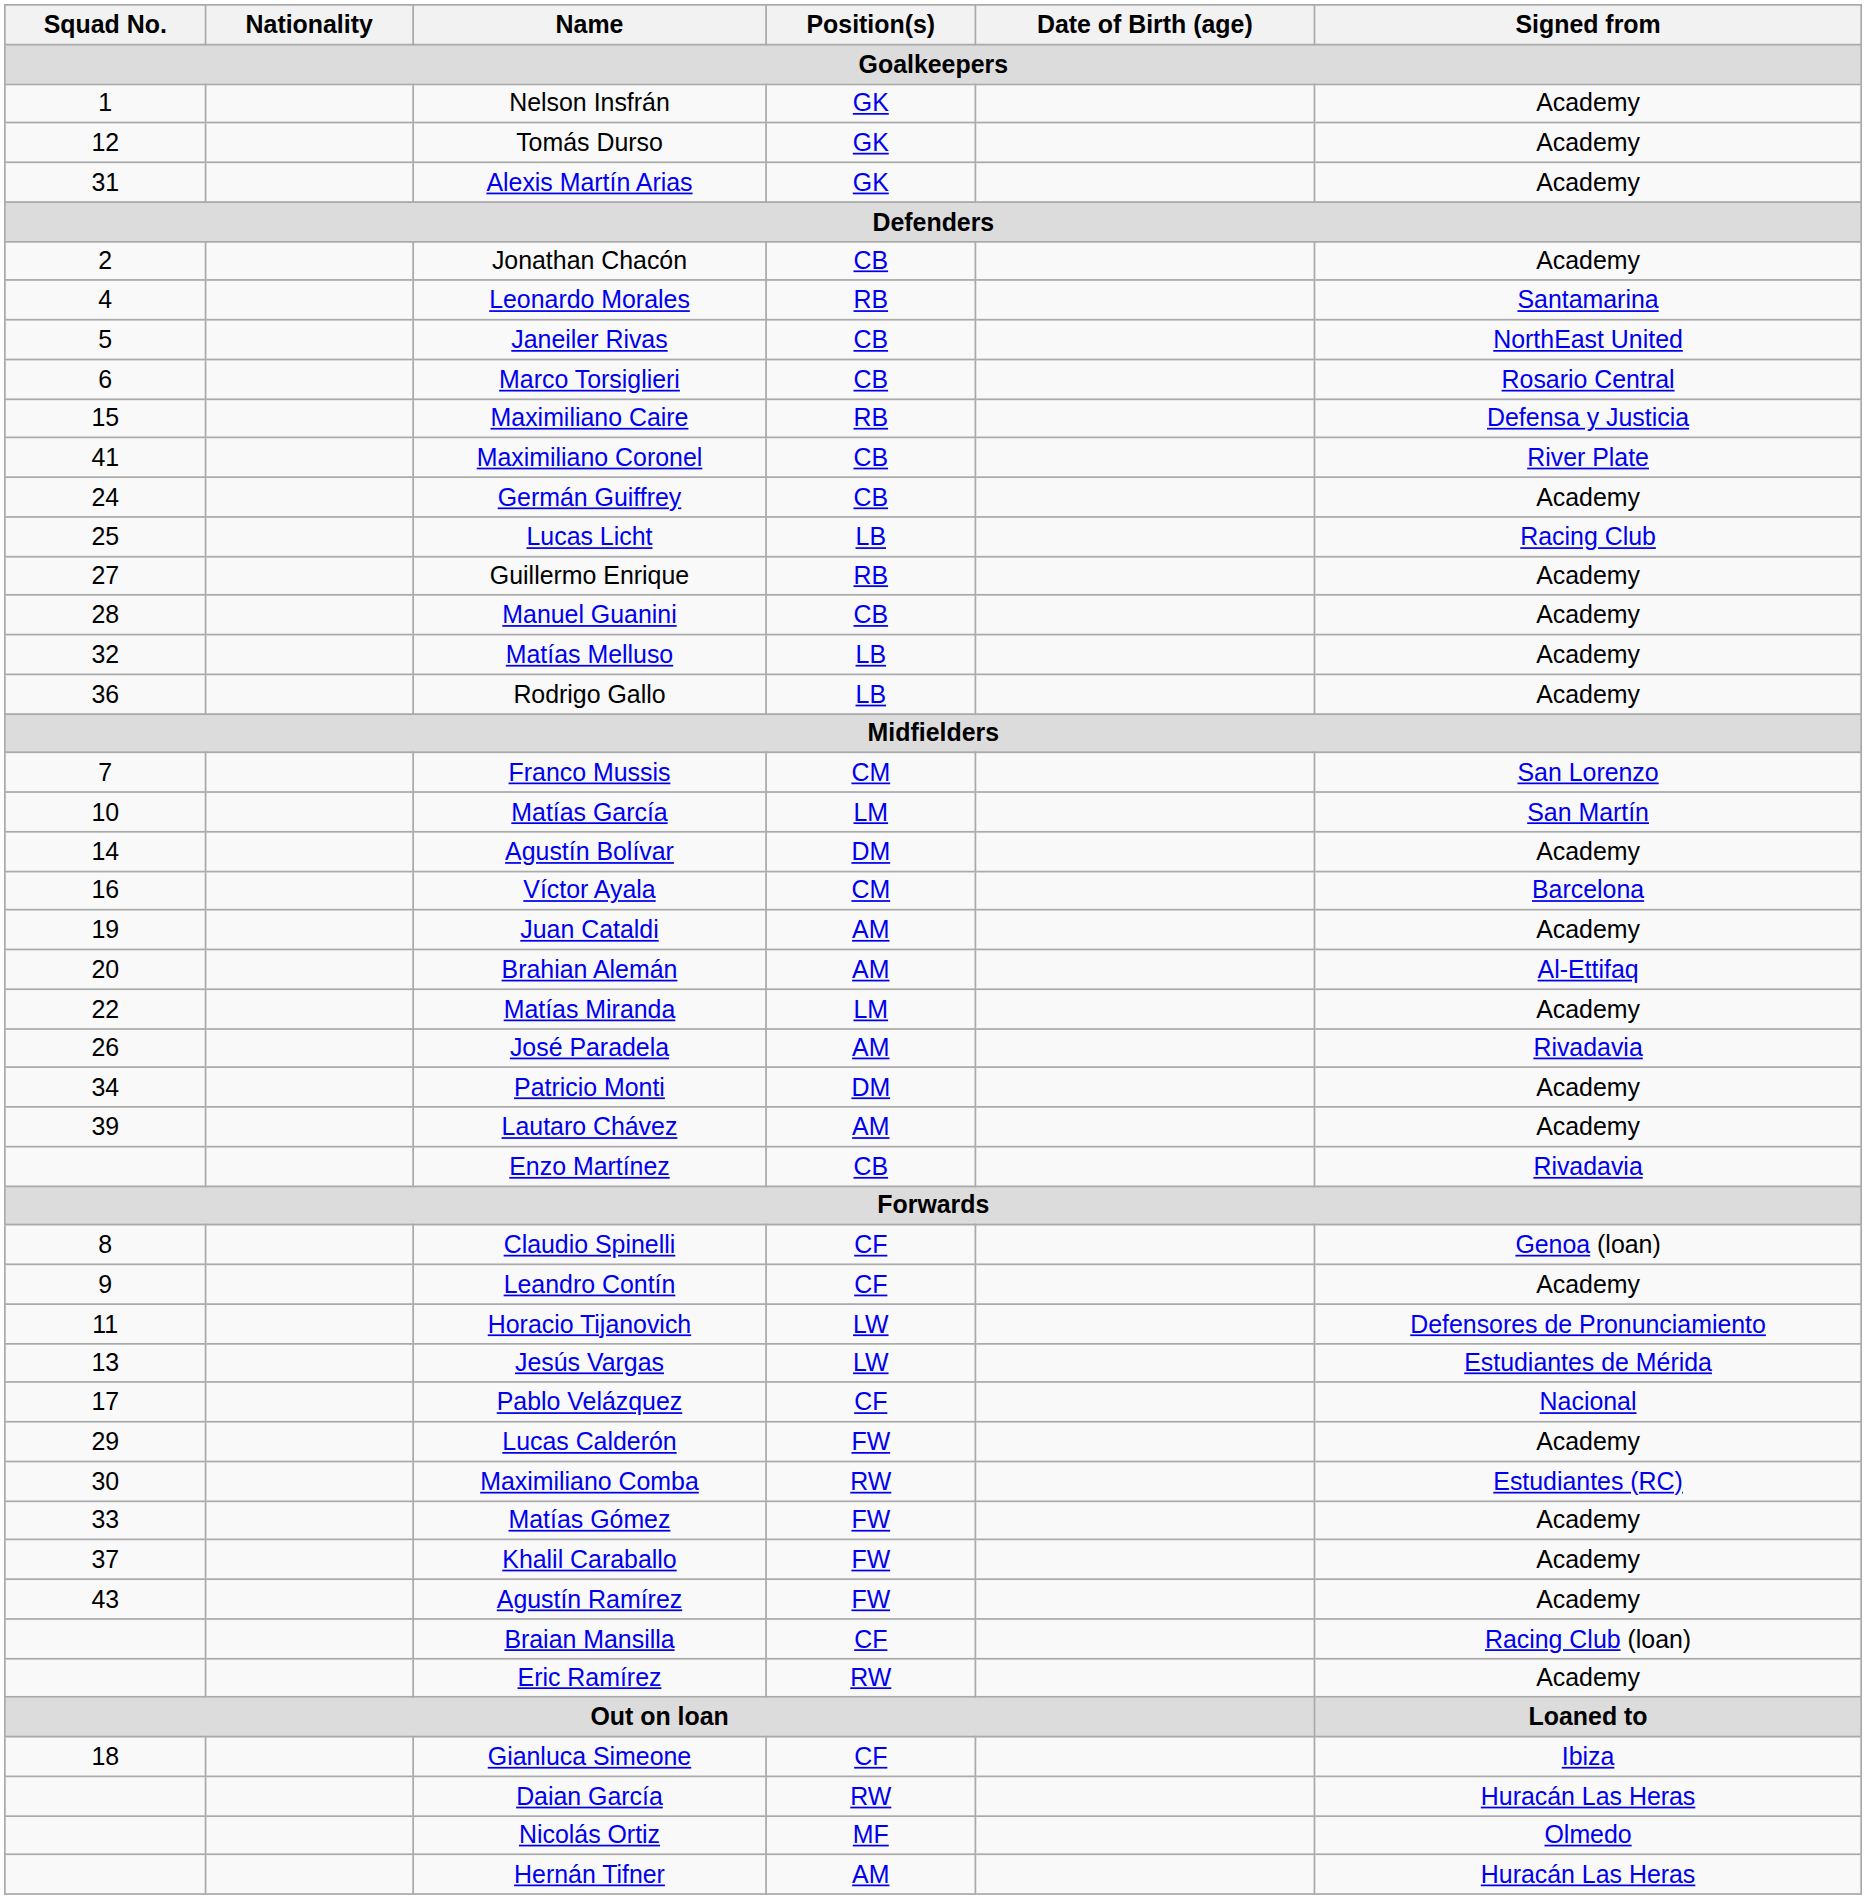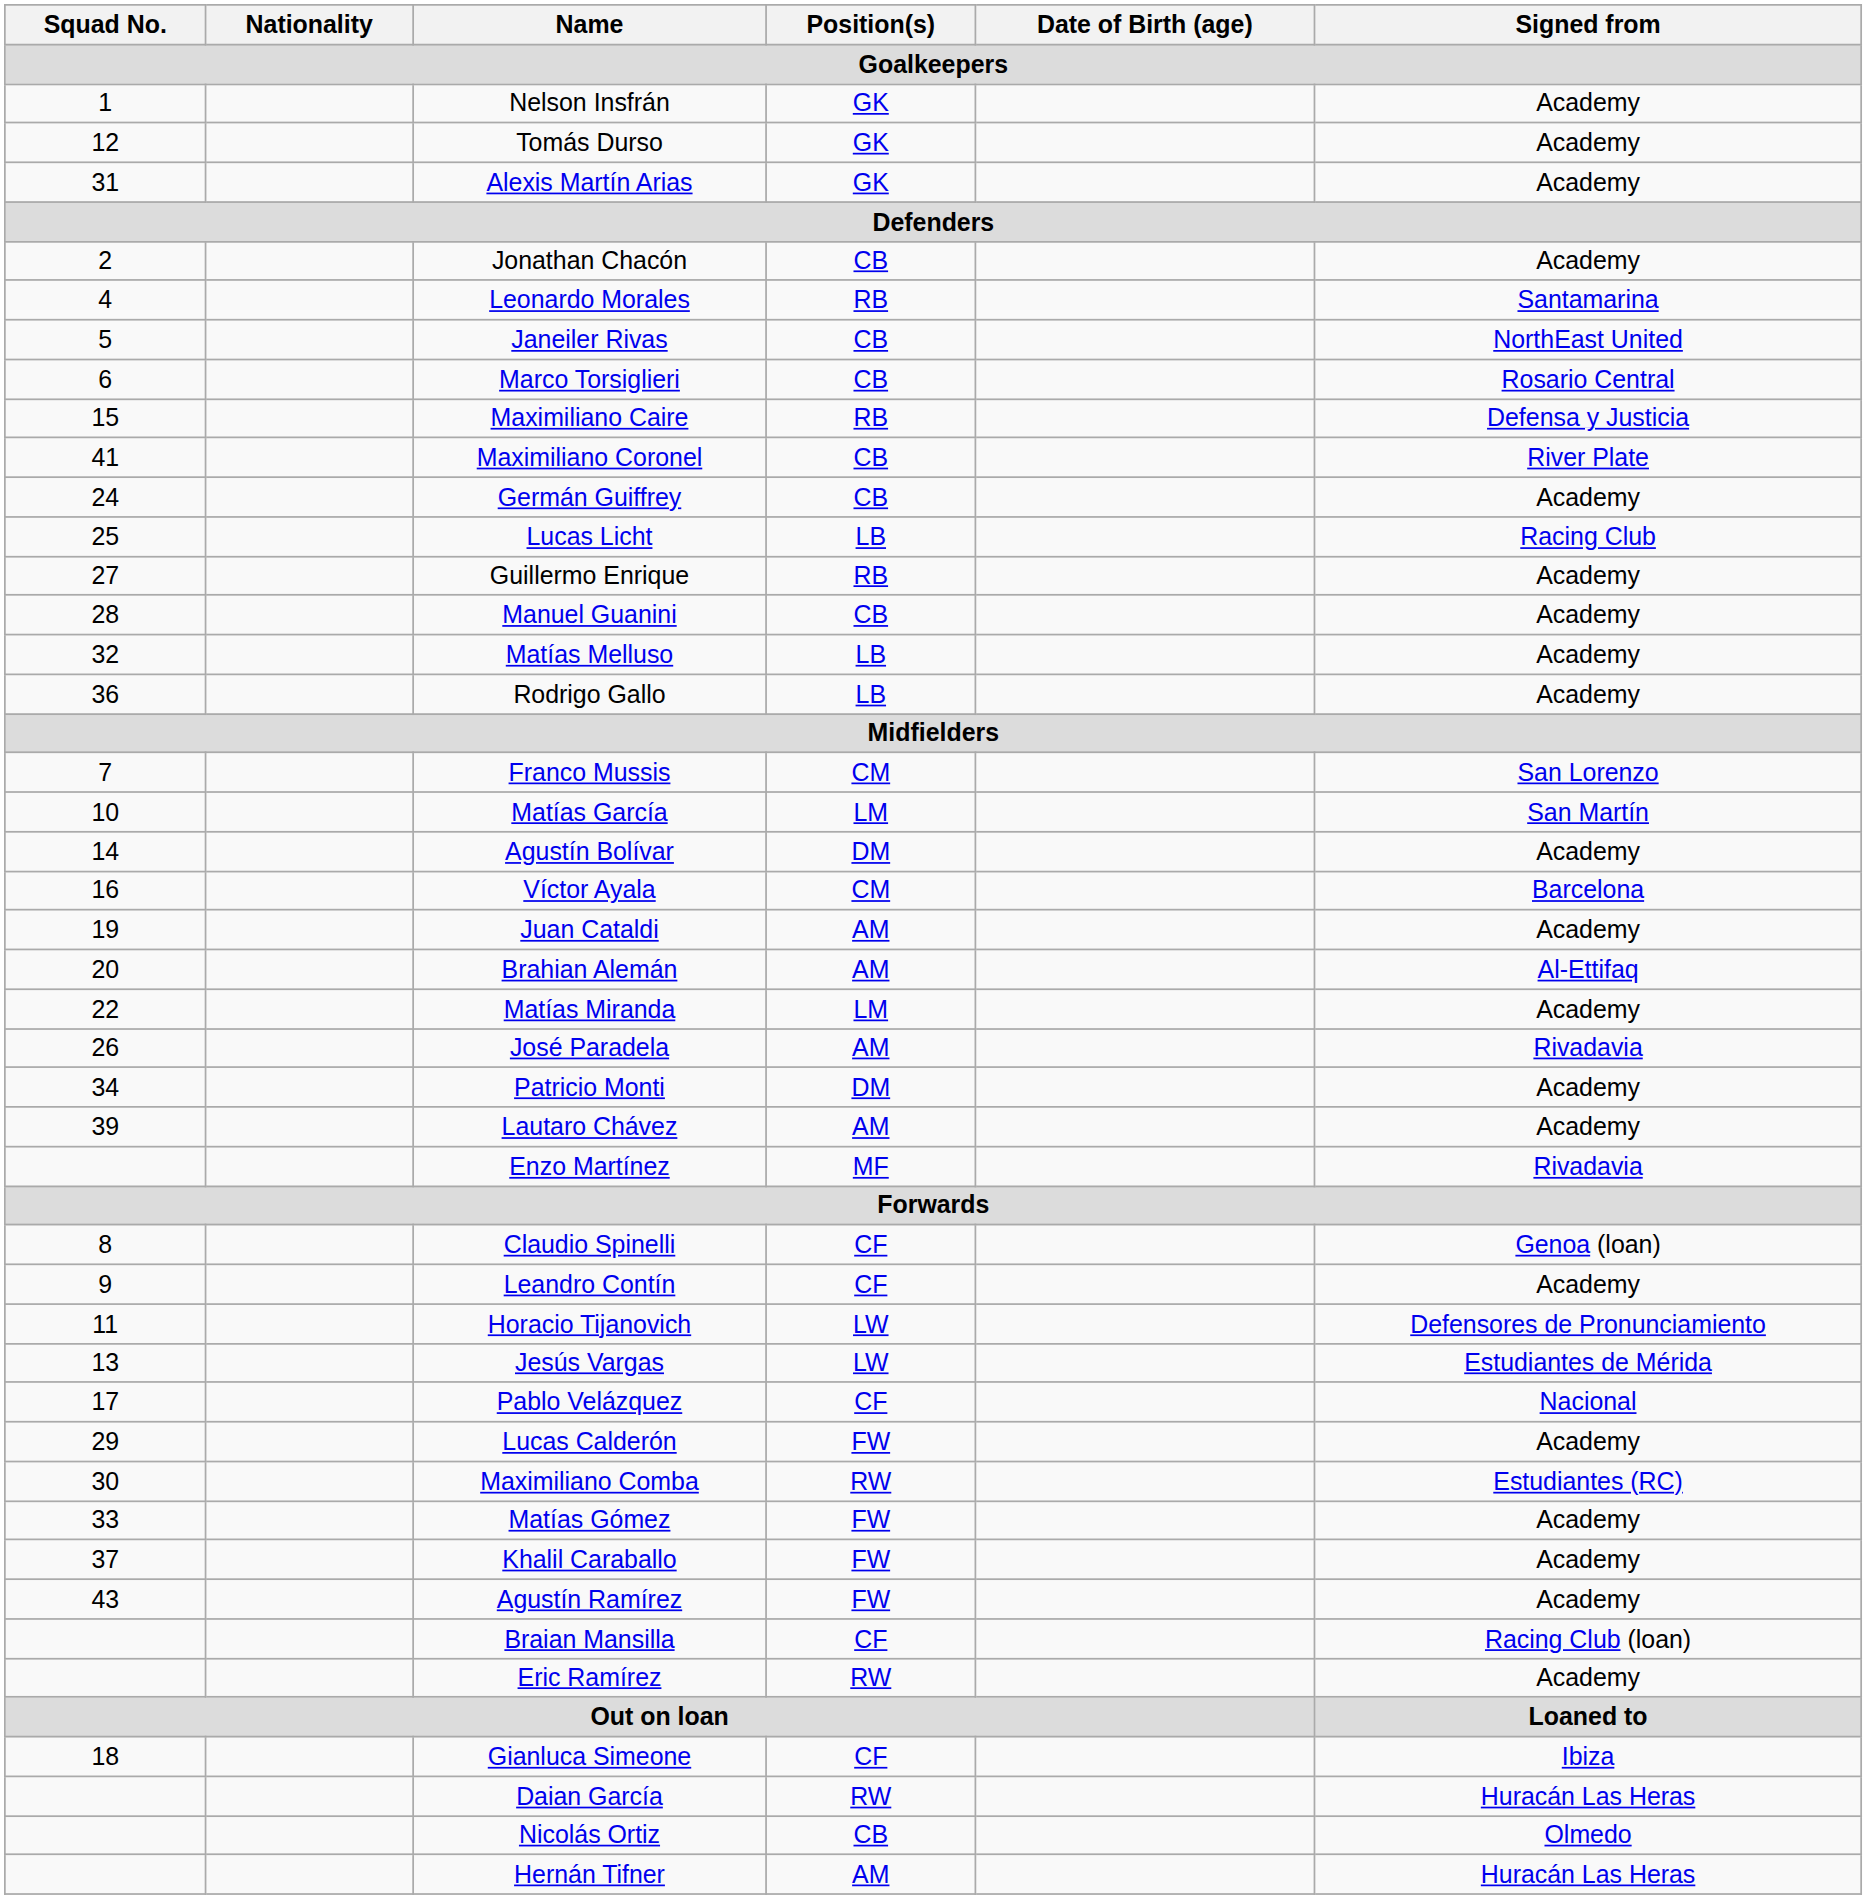(871, 1166) CB -> (871, 1166) MF
(871, 1835) MF -> (871, 1835) CB
